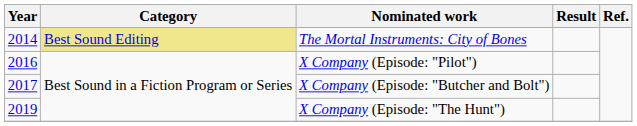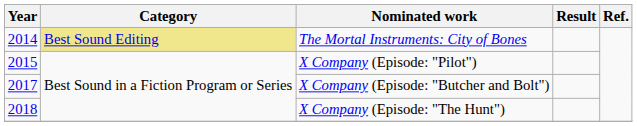(23, 62) 2016 -> (23, 62) 2015
(23, 109) 2019 -> (23, 109) 2018
